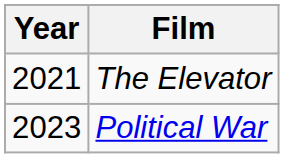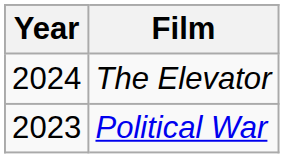(47, 78) 2021 -> (47, 78) 2024
